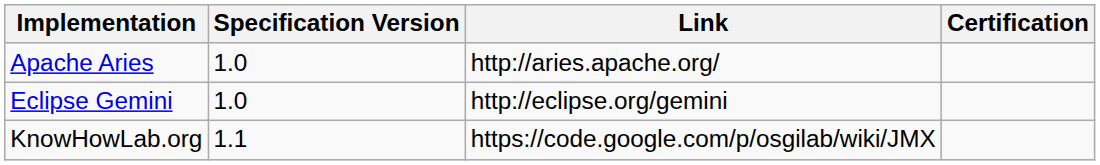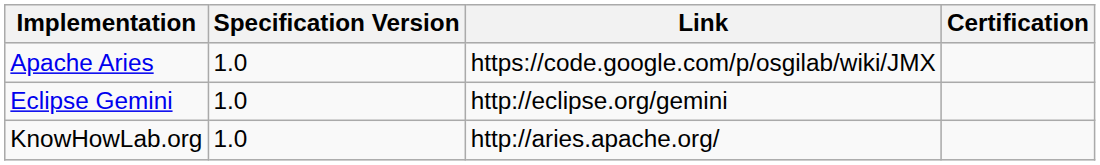(595, 62) http://aries.apache.org/ -> (703, 62) https://code.google.com/p/osgilab/wiki/JMX
(230, 139) 1.1 -> (230, 139) 1.0
(703, 139) https://code.google.com/p/osgilab/wiki/JMX -> (595, 139) http://aries.apache.org/
